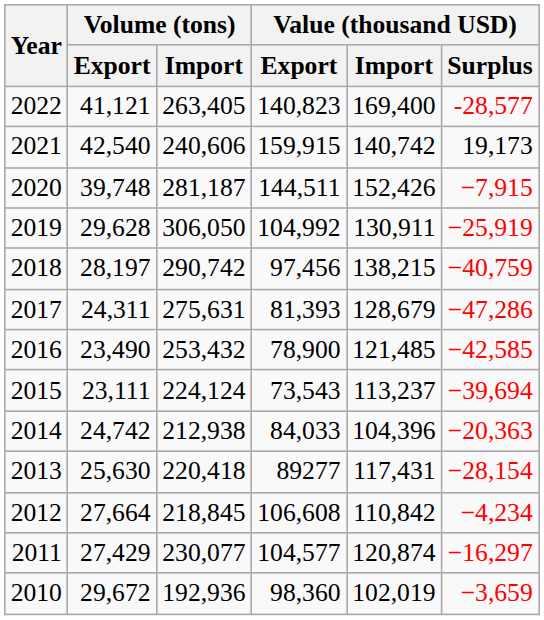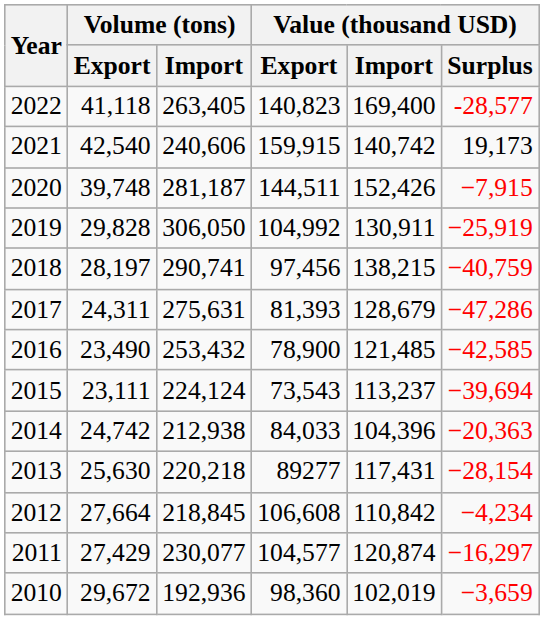(115, 106) 41,121 -> (116, 106) 41,118
(115, 227) 29,628 -> (115, 227) 29,828
(204, 268) 290,742 -> (204, 268) 290,741
(204, 471) 220,418 -> (204, 471) 220,218
